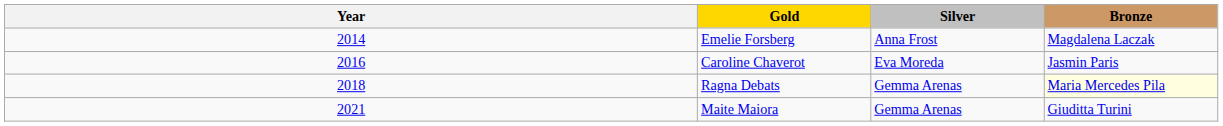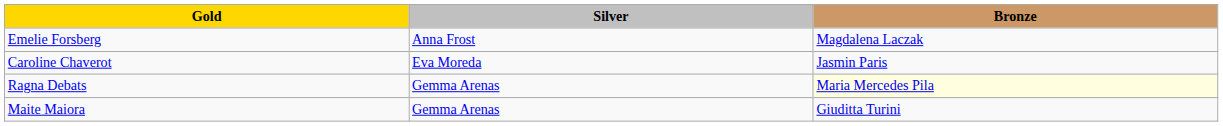- column: (351, 16)
